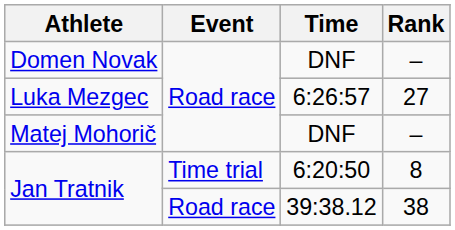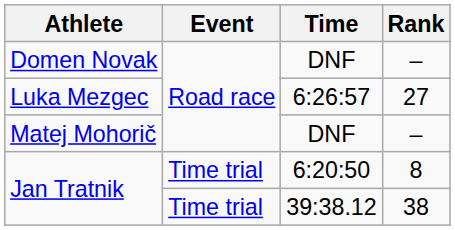(222, 207) Road race -> (216, 207) Time trial
